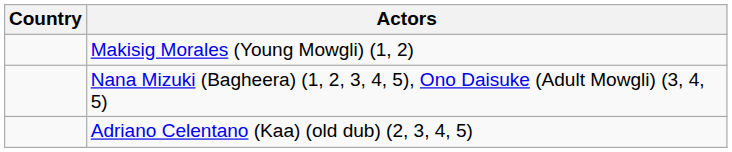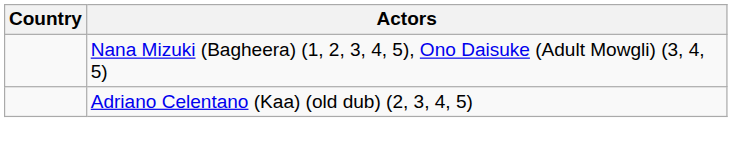- row: (252, 49)
